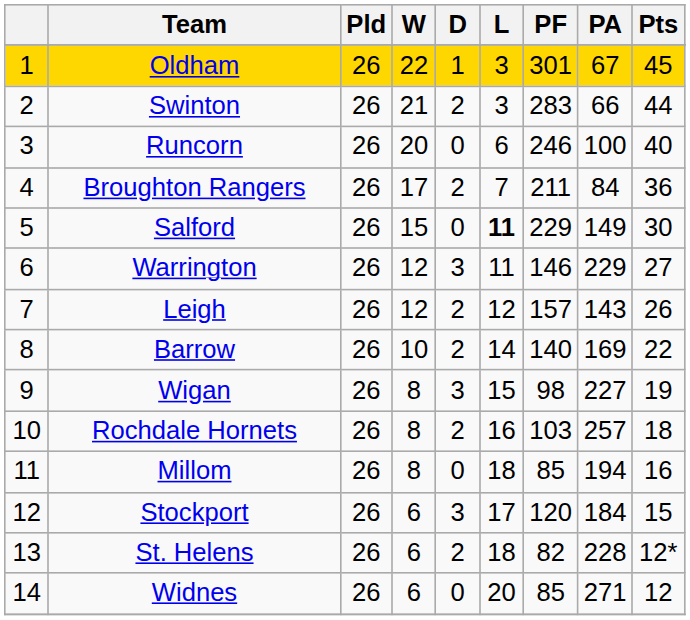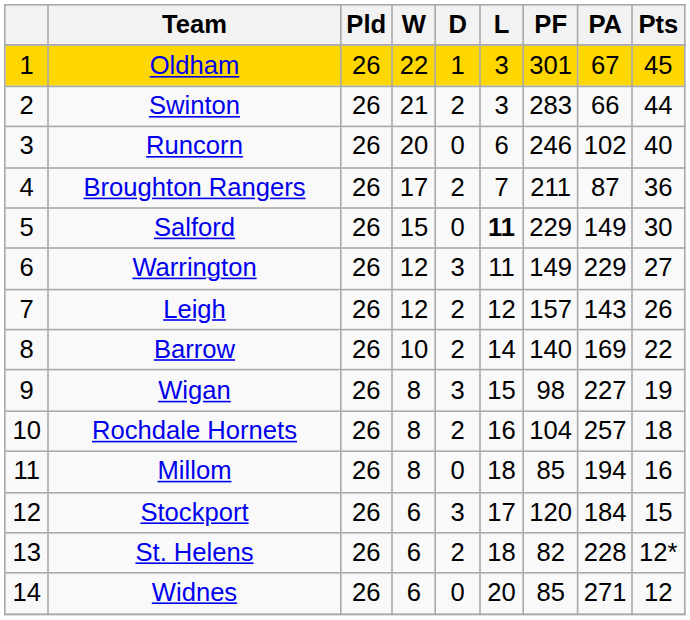(605, 146) 100 -> (605, 146) 102
(605, 187) 84 -> (605, 187) 87
(551, 268) 146 -> (551, 268) 149
(551, 430) 103 -> (551, 430) 104
